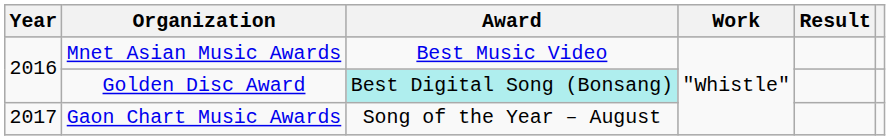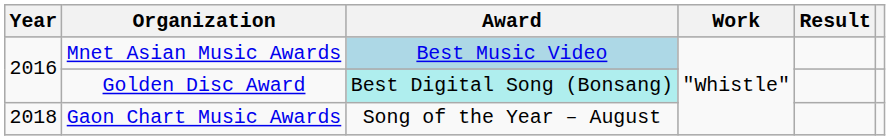(512, 53) no background -> (512, 53) lightblue background
(33, 118) 2017 -> (33, 118) 2018
